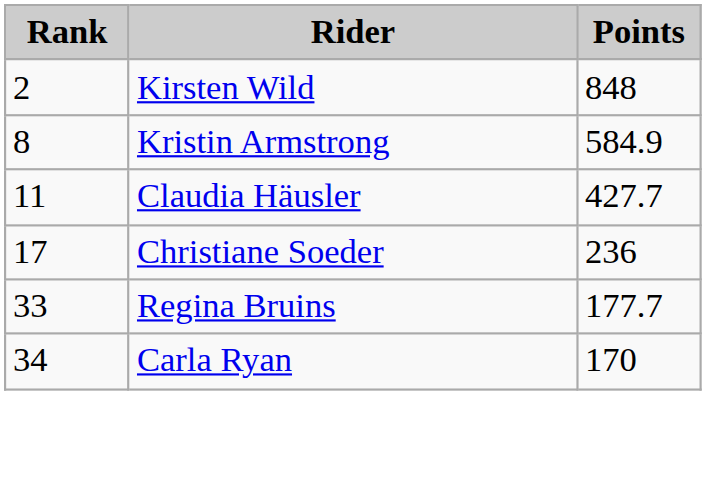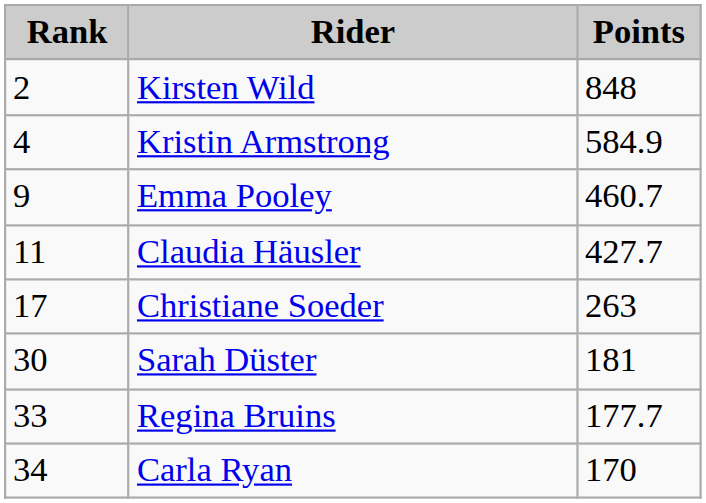(22, 141) 8 -> (22, 141) 4
+ row: (234, 196)
(611, 251) 236 -> (611, 305) 263
+ row: (227, 360)
